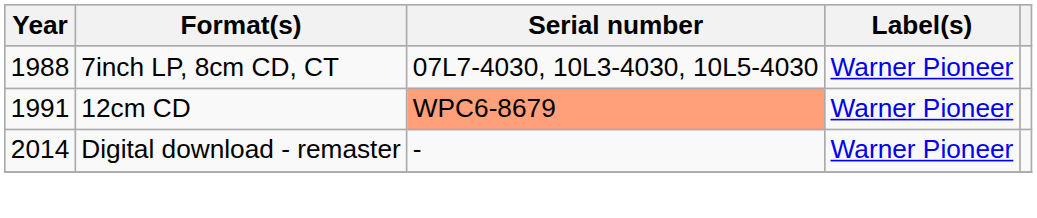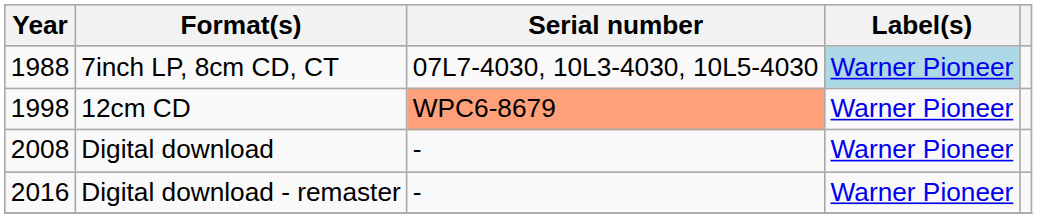(922, 66) no background -> (922, 66) lightblue background
(40, 108) 1991 -> (40, 108) 1998
+ row: (178, 150)
(40, 150) 2014 -> (40, 191) 2016
